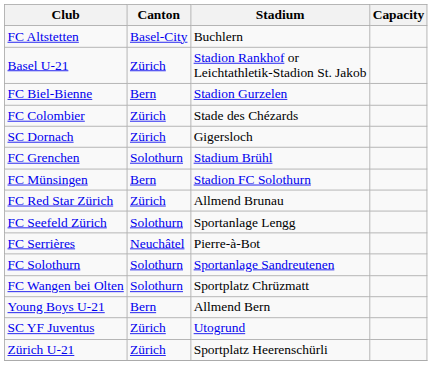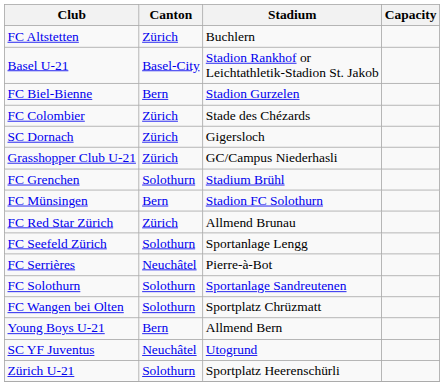(159, 36) Basel-City -> (160, 36) Zürich
(148, 65) Zürich -> (171, 65) Basel-City
+ row: (72, 158)
(148, 328) Zürich -> (169, 350) Neuchâtel
(148, 350) Zürich -> (169, 371) Solothurn
